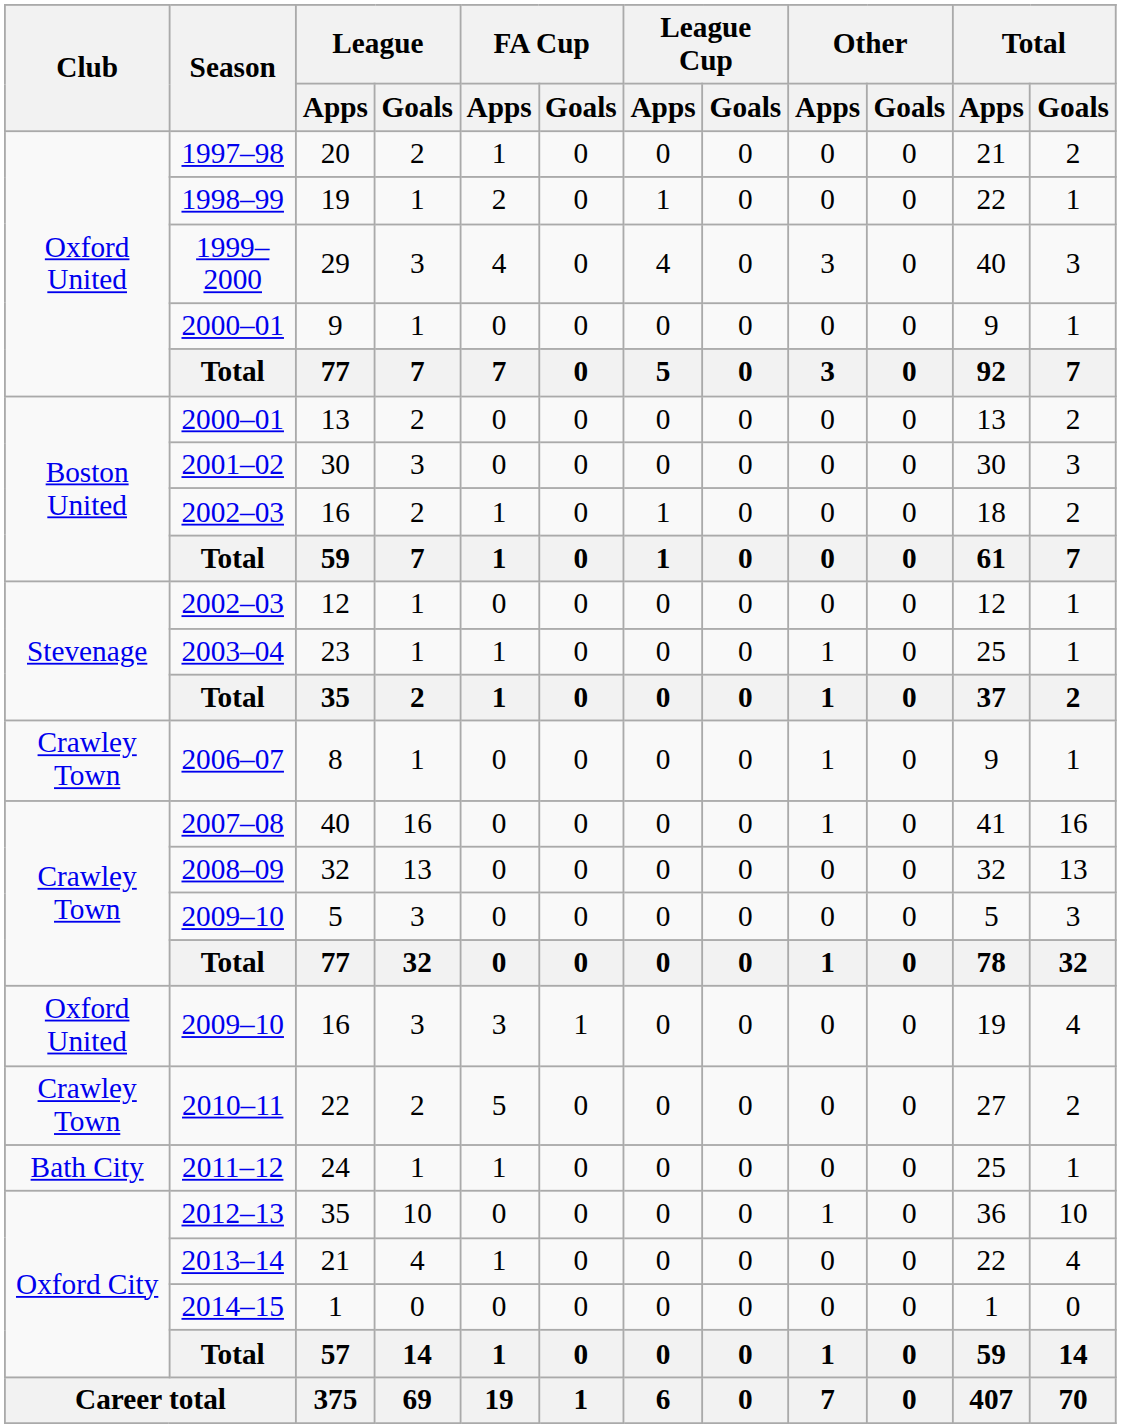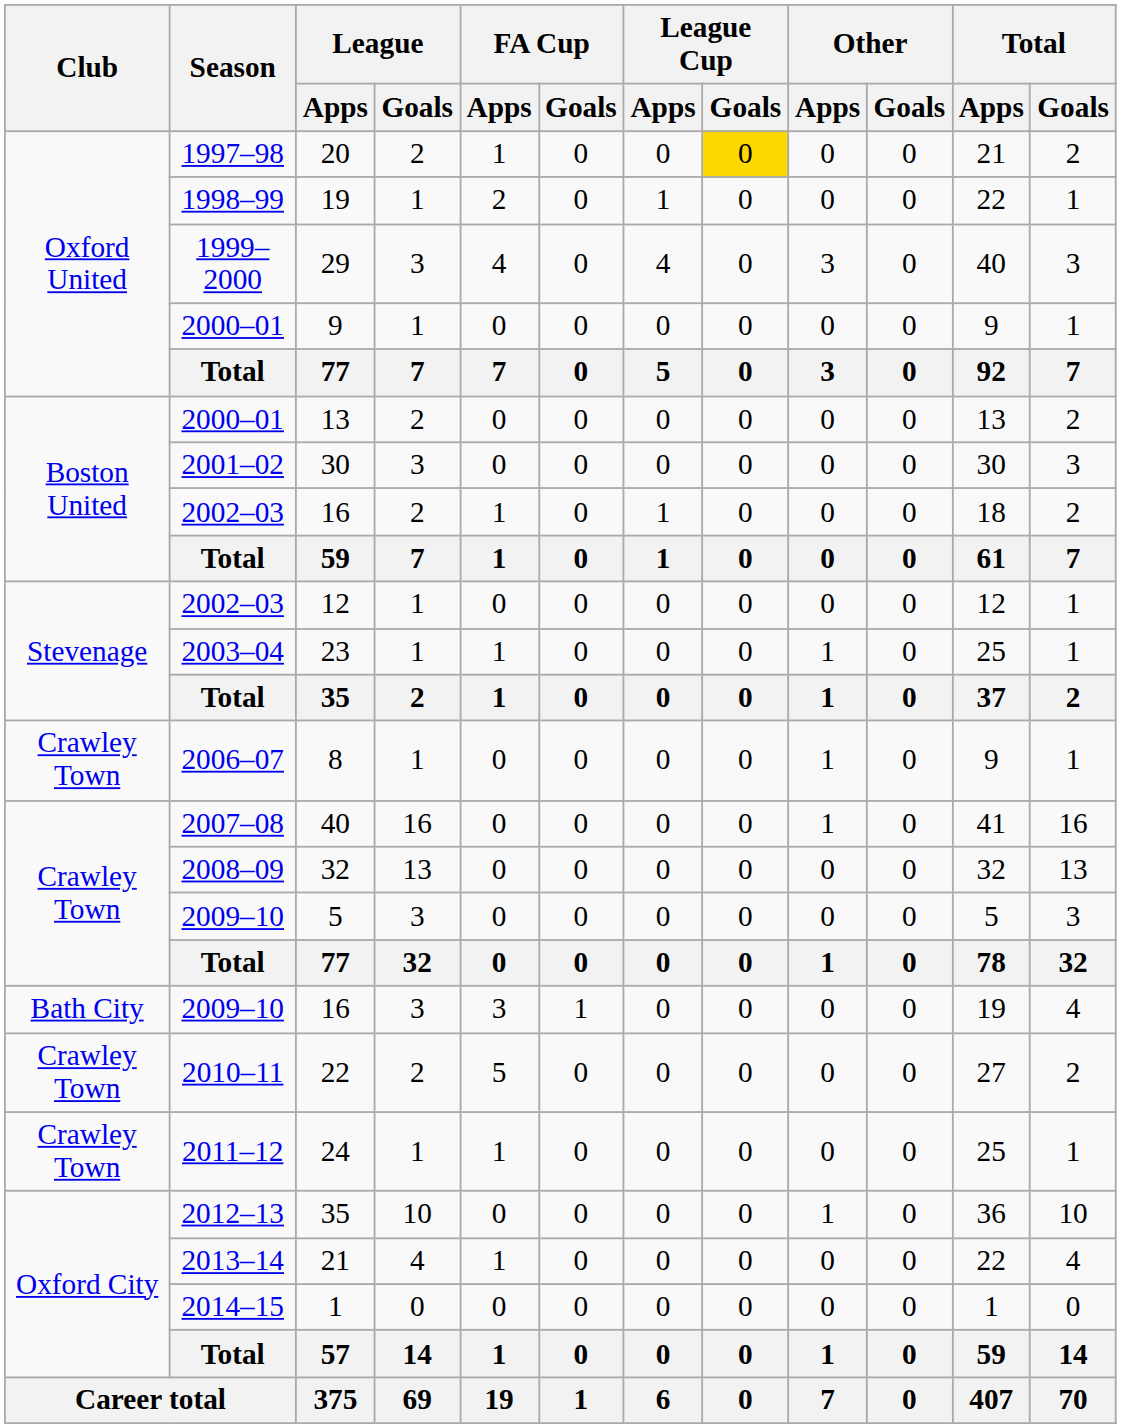(745, 153) no background -> (745, 153) gold background
(87, 1025) Oxford United -> (87, 1008) Bath City
(87, 1167) Bath City -> (87, 1151) Crawley Town
